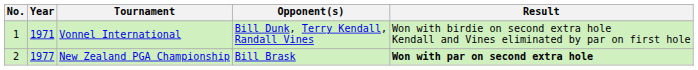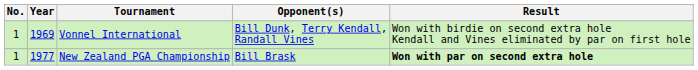(42, 35) 1971 -> (42, 35) 1969
(16, 57) 2 -> (16, 57) 1
